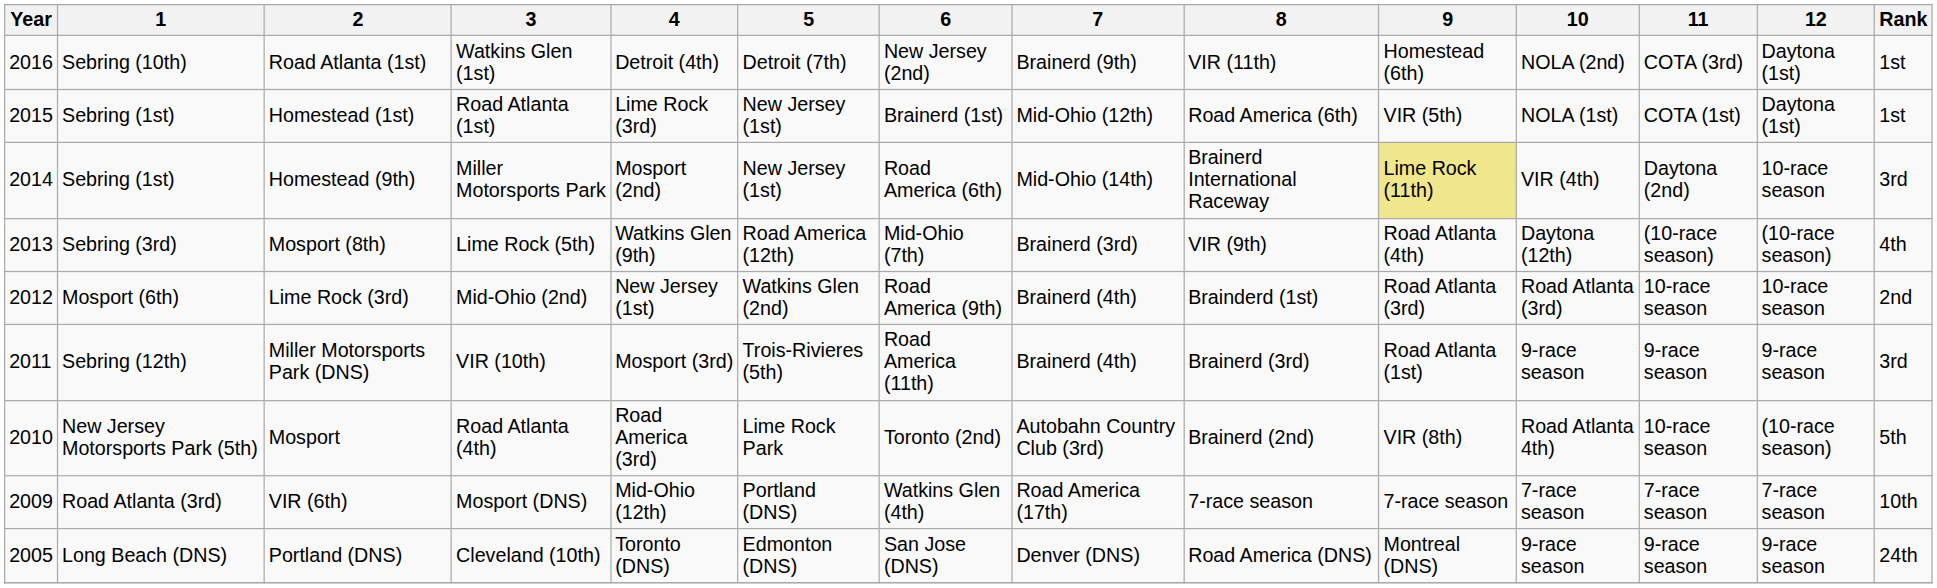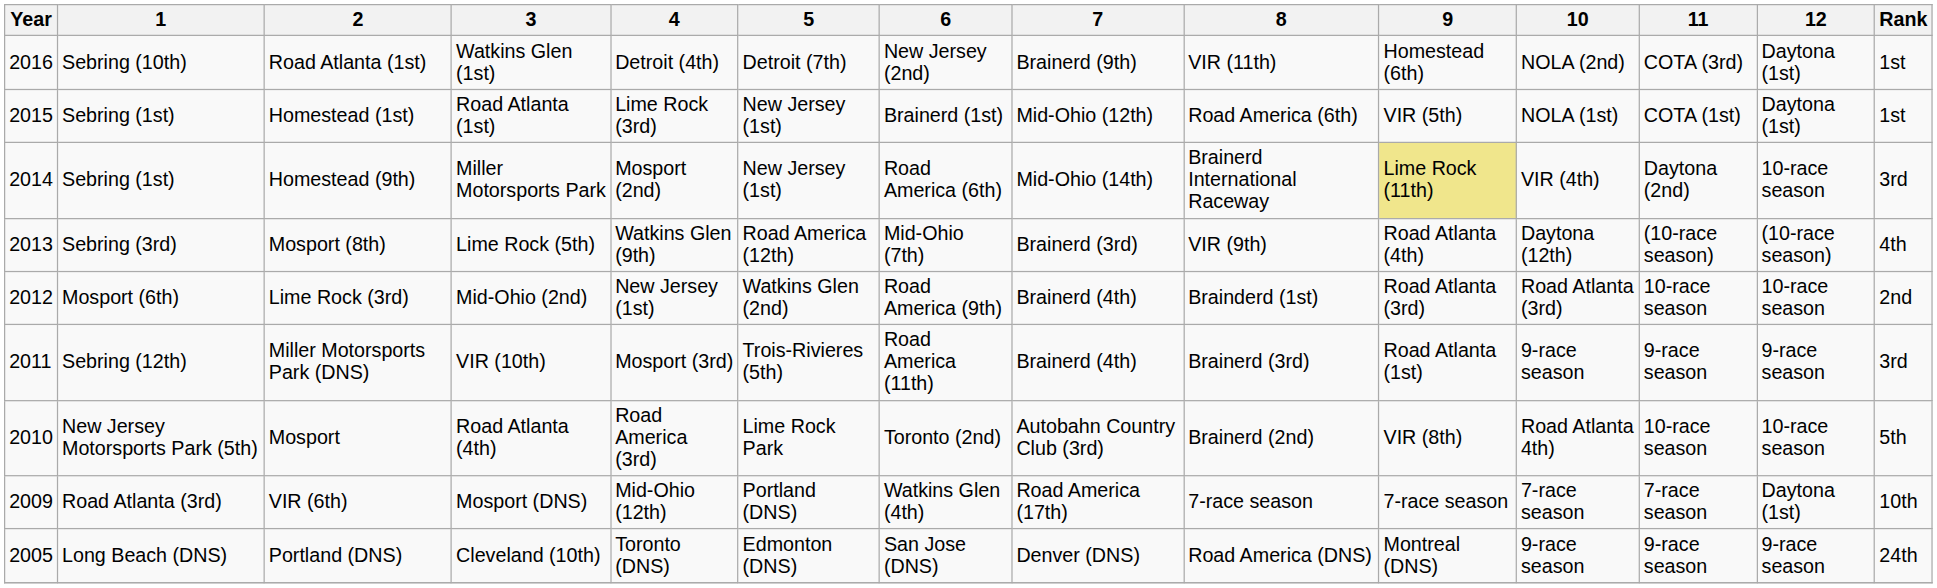(1798, 437) (10-race season) -> (1795, 437) 10-race season
(1793, 502) 7-race season -> (1798, 502) Daytona (1st)
